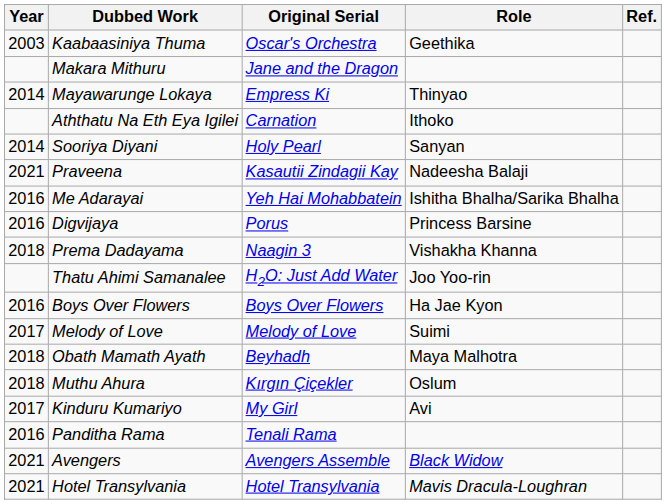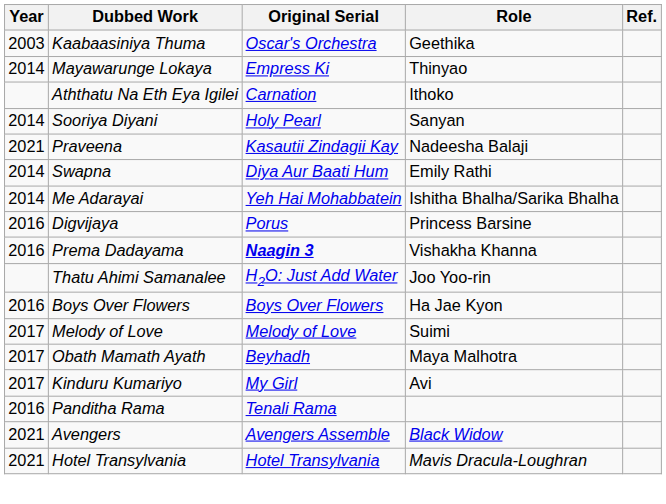- row: (109, 69)
+ row: (82, 172)
(26, 198) 2016 -> (26, 198) 2014
(26, 250) 2018 -> (26, 250) 2016
(278, 250) normal -> (280, 250) bold
(26, 357) 2018 -> (26, 357) 2017
- row: (99, 383)
